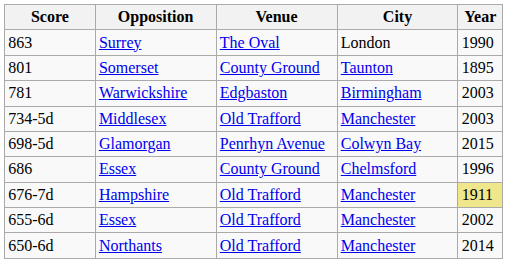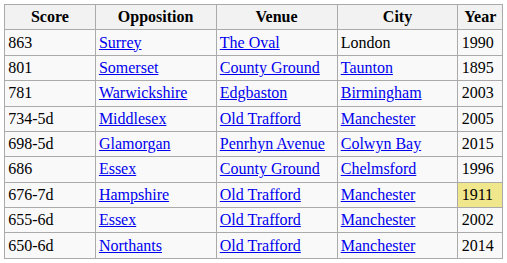(478, 118) 2003 -> (478, 118) 2005
